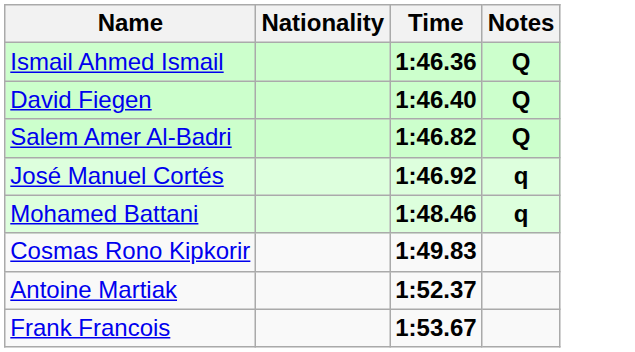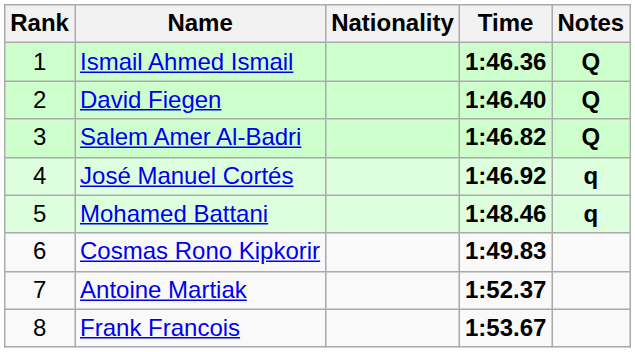+ column: (40, 23)
